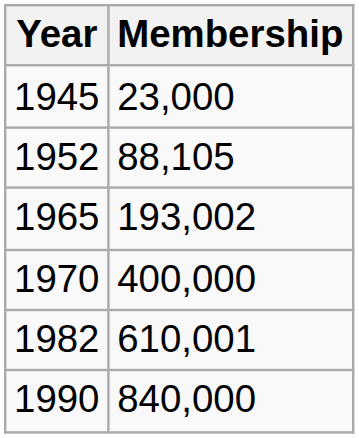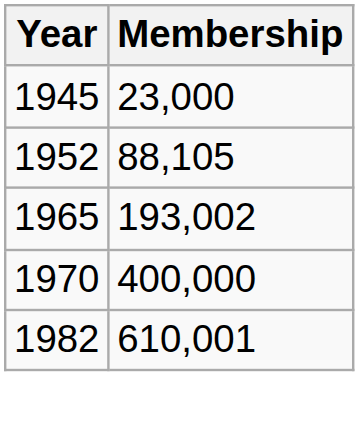- row: (57, 400)
